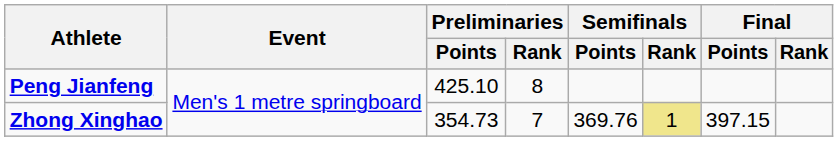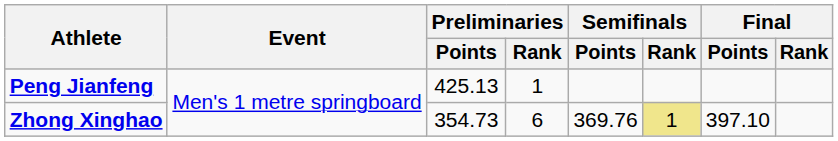(466, 86) 425.10 -> (466, 86) 425.13
(537, 86) 8 -> (537, 86) 1
(537, 120) 7 -> (537, 120) 6
(738, 120) 397.15 -> (738, 120) 397.10
